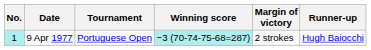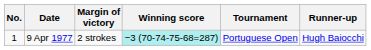columns swapped: (115, 17) <-> (276, 17)
(14, 38) paleturquoise background -> (14, 38) no background
